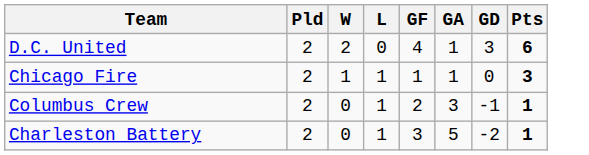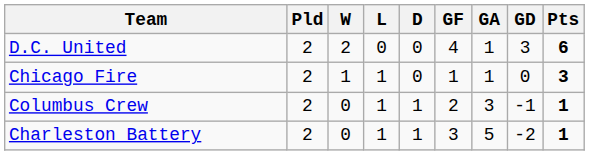+ column: (417, 19)
